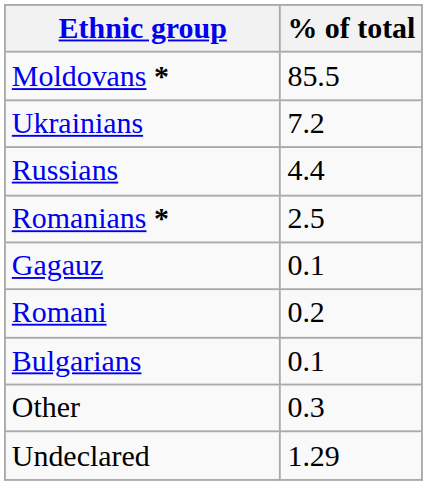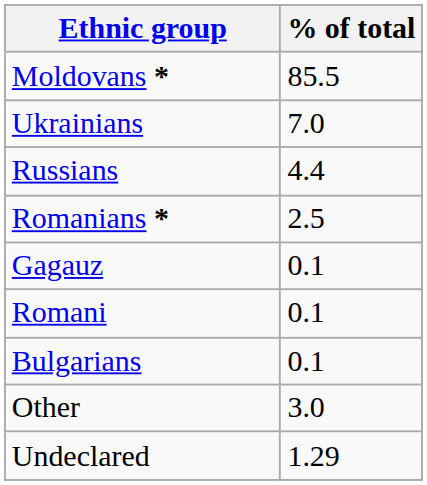(306, 123) 7.2 -> (306, 123) 7.0
(306, 312) 0.2 -> (306, 312) 0.1
(306, 407) 0.3 -> (306, 407) 3.0
